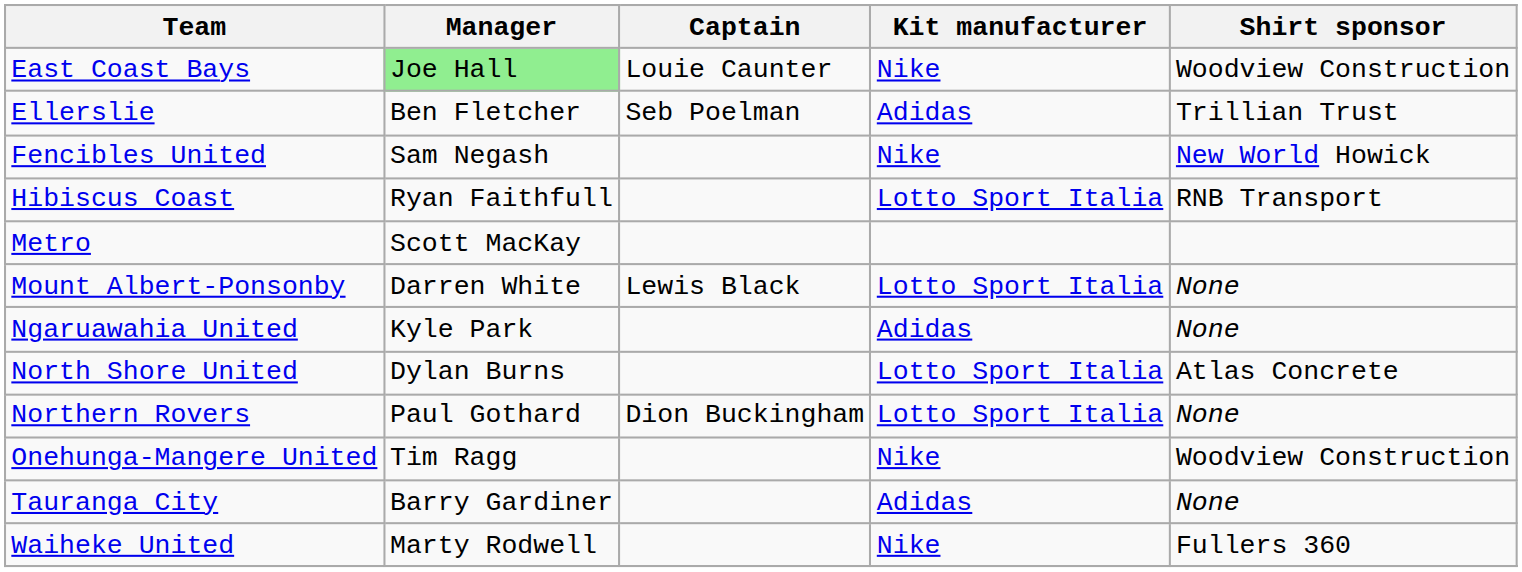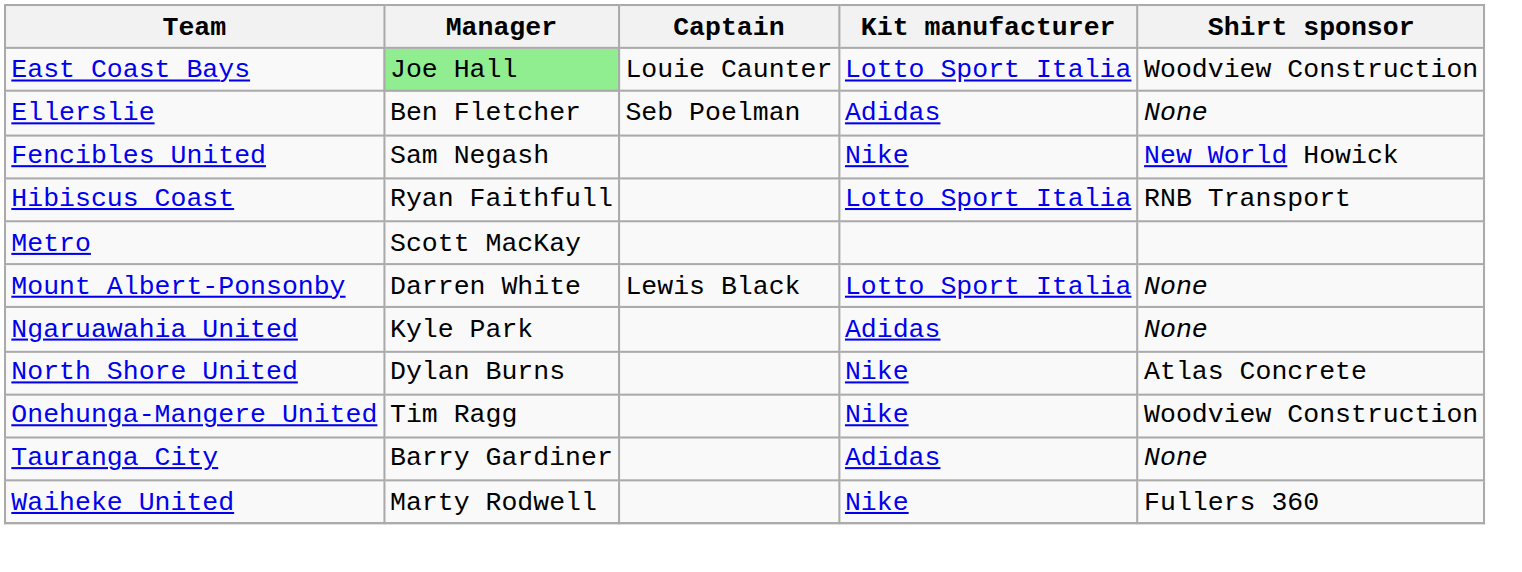(909, 70) Nike -> (988, 70) Lotto Sport Italia
(1287, 113) Trillian Trust -> (1176, 113) None
(1020, 372) Lotto Sport Italia -> (877, 372) Nike
- row: (131, 416)
